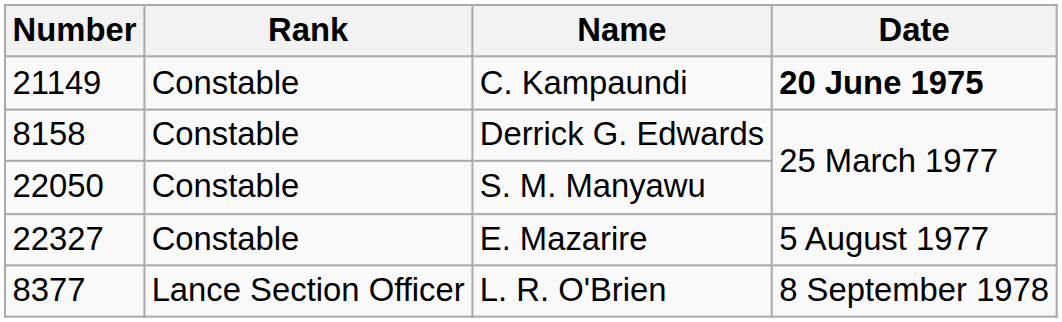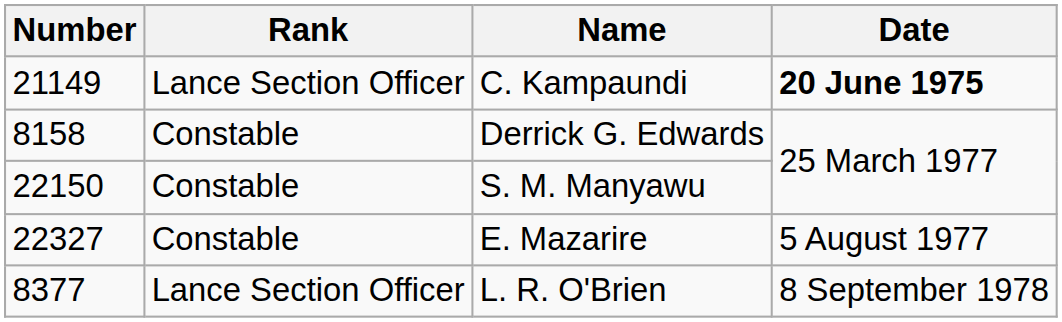(225, 82) Constable -> (308, 82) Lance Section Officer
(58, 186) 22050 -> (58, 186) 22150
